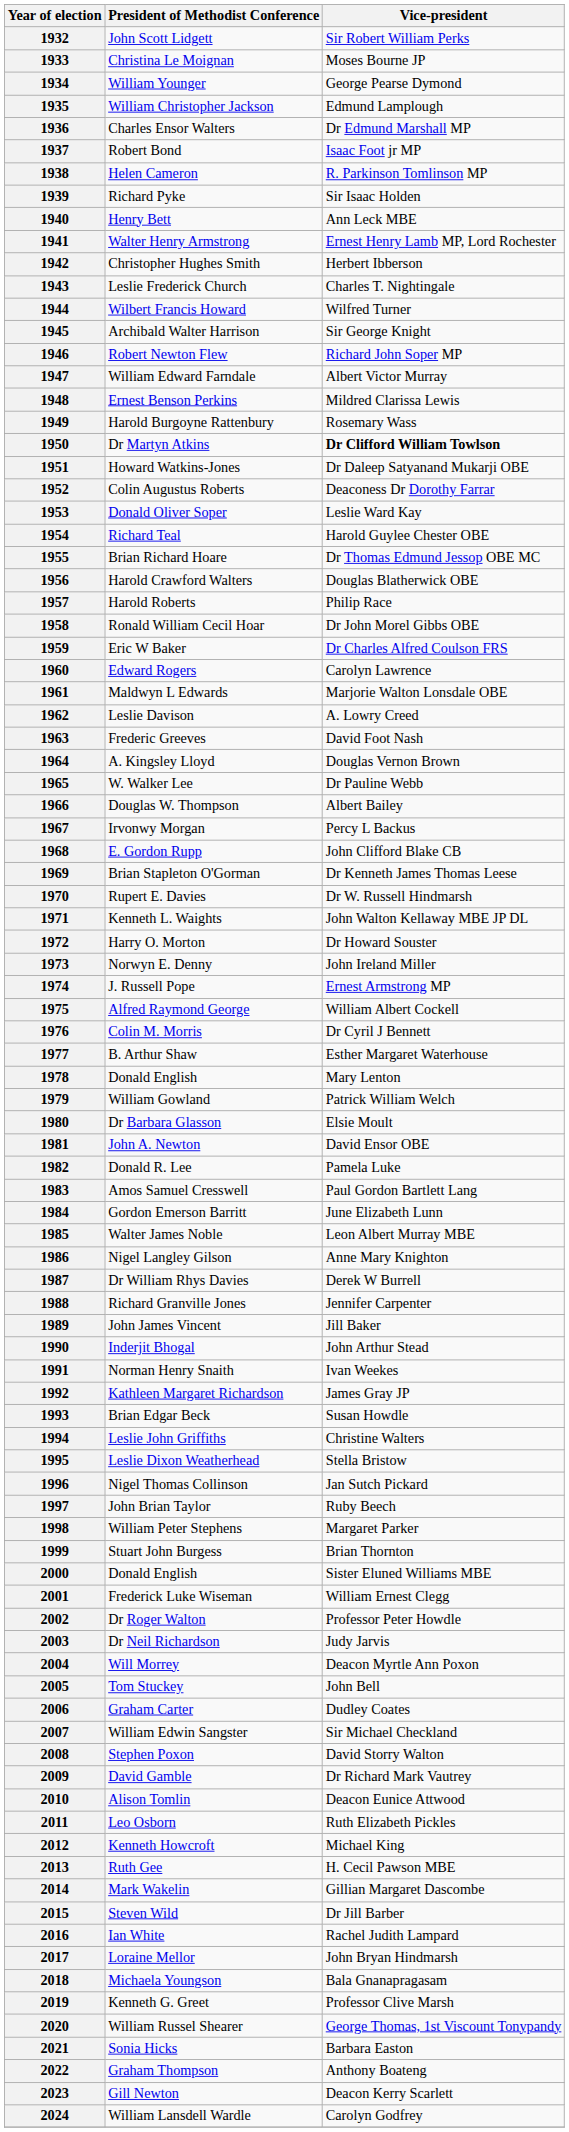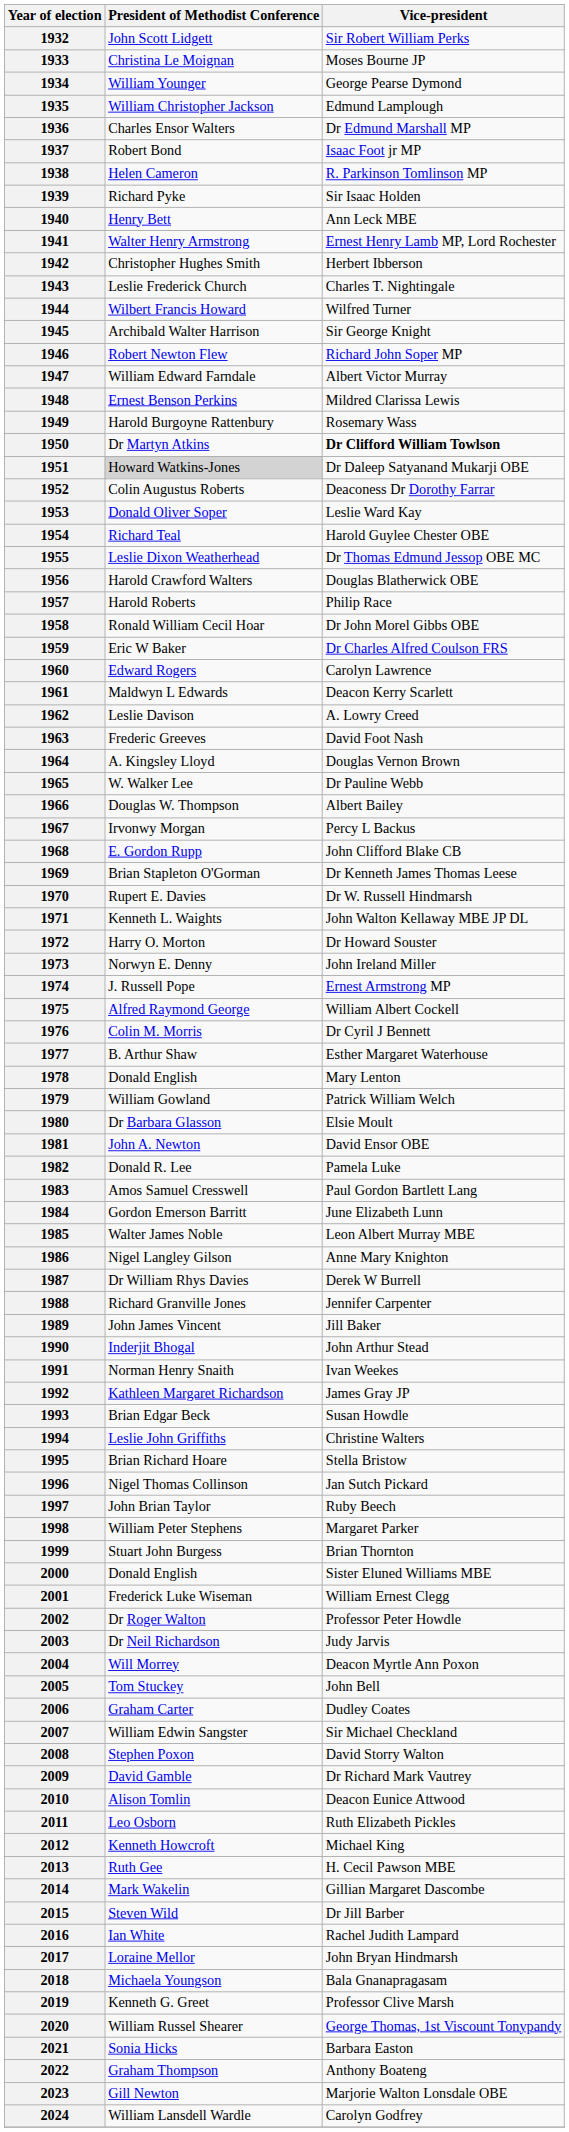(174, 467) no background -> (174, 467) lightgrey background
(167, 557) Brian Richard Hoare -> (184, 557) Leslie Dixon Weatherhead
(417, 693) Marjorie Walton Lonsdale OBE -> (389, 693) Deacon Kerry Scarlett
(184, 1461) Leslie Dixon Weatherhead -> (167, 1461) Brian Richard Hoare
(389, 2093) Deacon Kerry Scarlett -> (417, 2093) Marjorie Walton Lonsdale OBE
